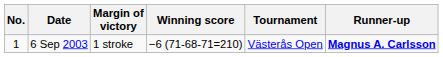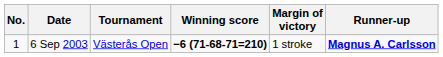columns swapped: (285, 20) <-> (118, 20)
(196, 44) normal -> (220, 44) bold
